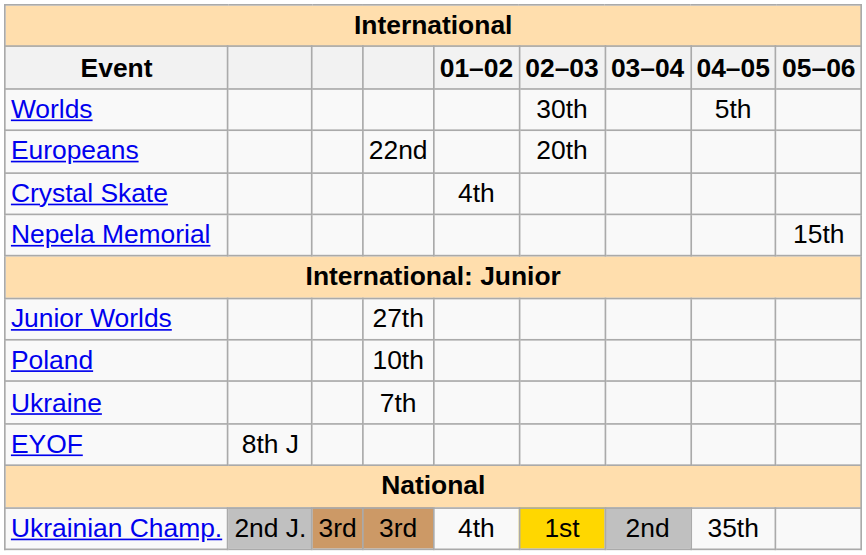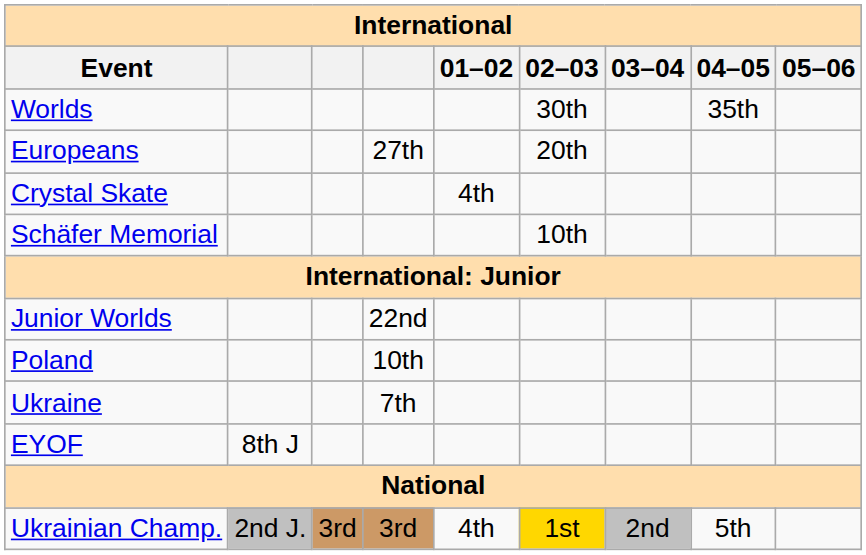(733, 109) 5th -> (733, 109) 35th
(398, 151) 22nd -> (398, 151) 27th
+ row: (114, 234)
- row: (111, 234)
(398, 318) 27th -> (398, 318) 22nd
(733, 527) 35th -> (733, 527) 5th
